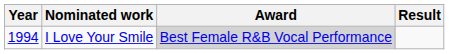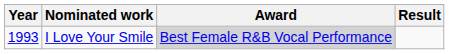(23, 37) 1994 -> (23, 37) 1993
